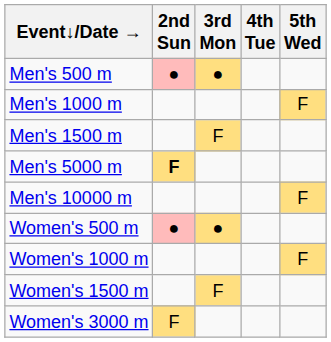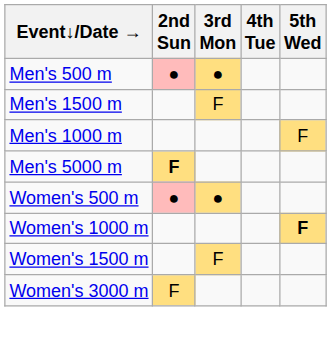rows swapped: (66, 104) <-> (66, 135)
- row: (71, 197)
(303, 259) normal -> (303, 228) bold
